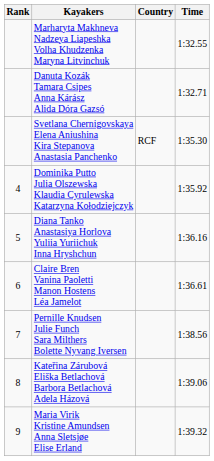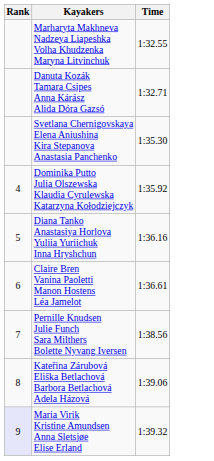- column: (155, 12)
(18, 431) no background -> (18, 431) lavender background
